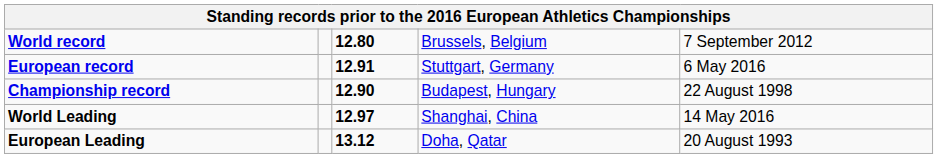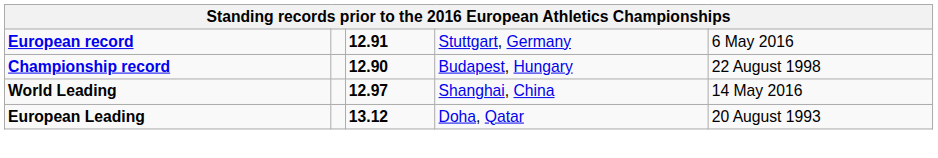- row: (57, 41)
